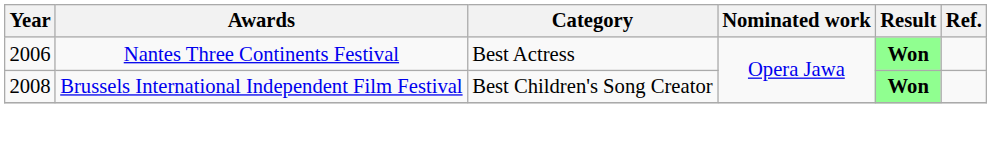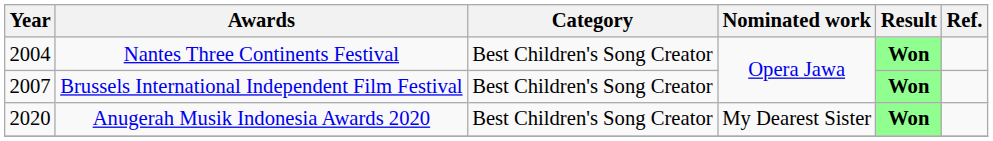(30, 53) 2006 -> (30, 53) 2004
(523, 53) Best Actress -> (592, 53) Best Children's Song Creator
(30, 86) 2008 -> (30, 86) 2007
+ row: (261, 119)
